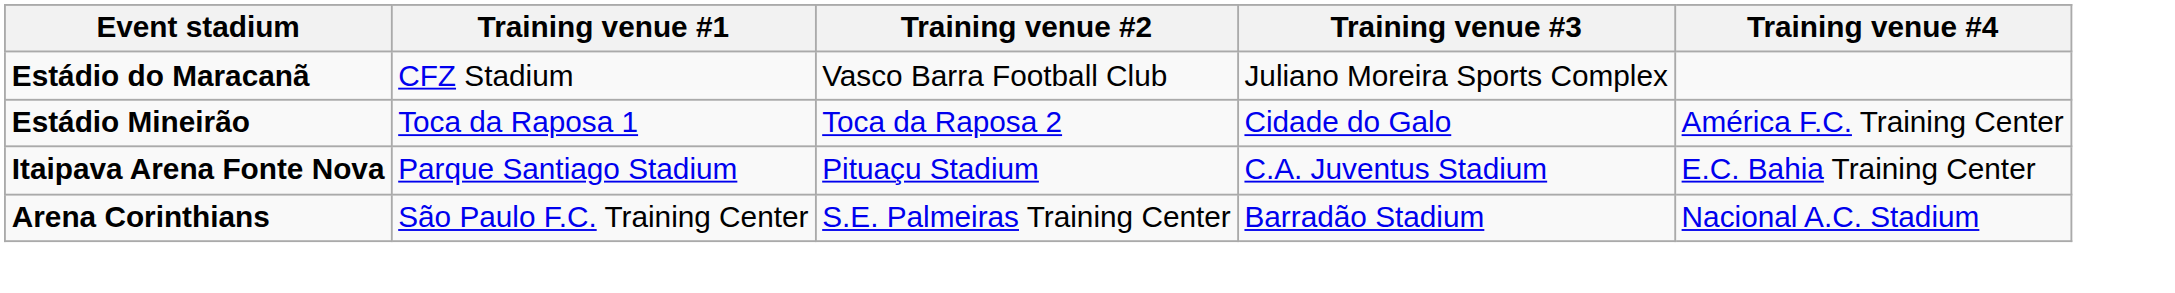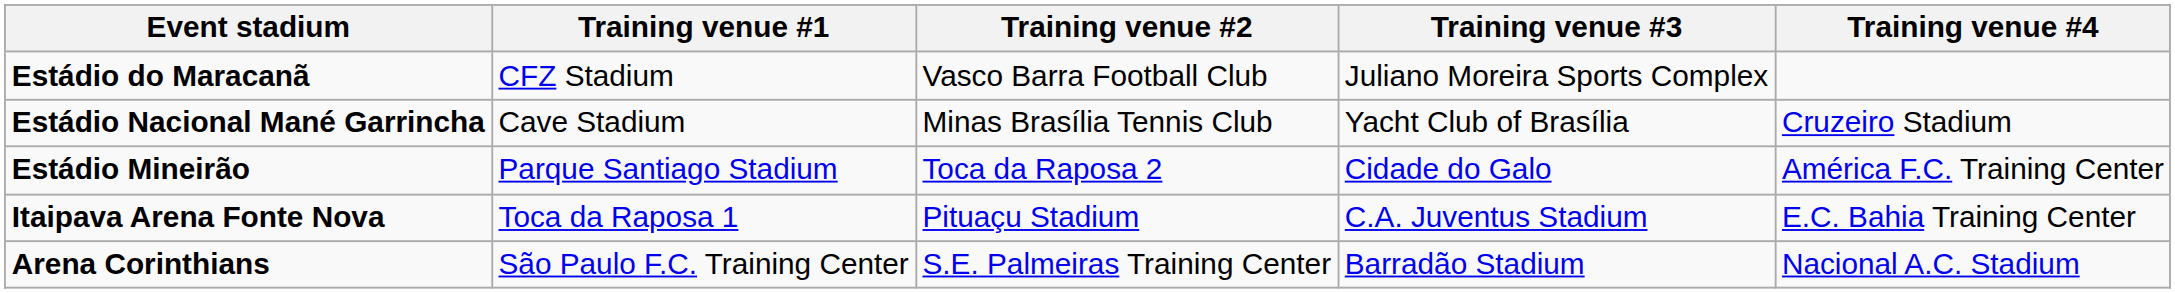+ row: (248, 122)
(518, 122) Toca da Raposa 1 -> (668, 169) Parque Santiago Stadium
(568, 169) Parque Santiago Stadium -> (618, 216) Toca da Raposa 1
